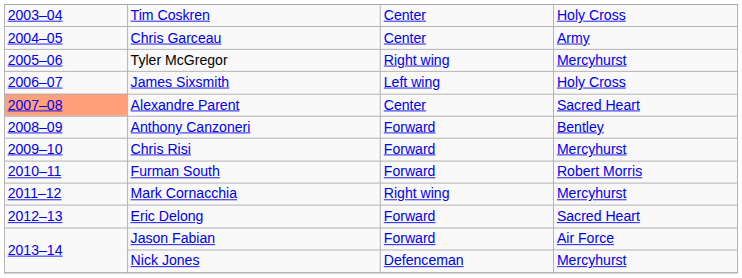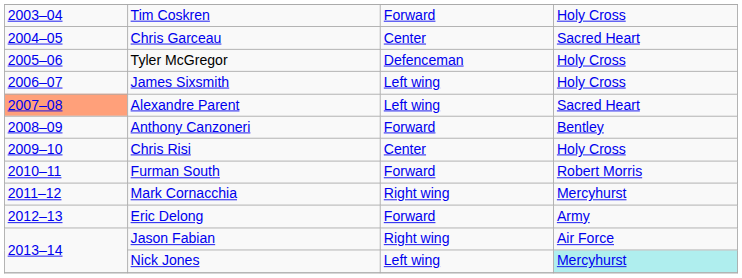(405, 15) Center -> (410, 15) Forward
(573, 37) Army -> (598, 37) Sacred Heart
(417, 60) Right wing -> (424, 60) Defenceman
(592, 60) Mercyhurst -> (591, 60) Holy Cross
(405, 104) Center -> (412, 104) Left wing
(410, 149) Forward -> (405, 149) Center
(592, 149) Mercyhurst -> (591, 149) Holy Cross
(598, 216) Sacred Heart -> (573, 216) Army
(410, 238) Forward -> (417, 238) Right wing
(424, 261) Defenceman -> (412, 261) Left wing
(592, 261) no background -> (592, 261) paleturquoise background
